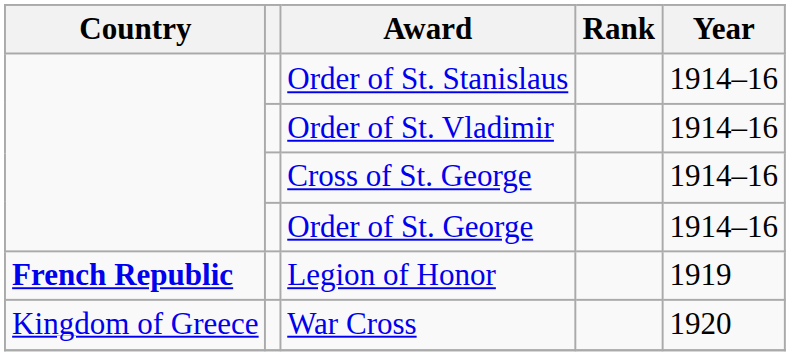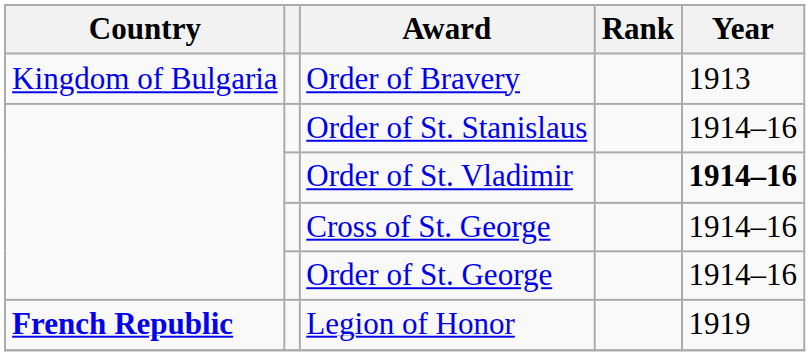+ row: (413, 78)
(724, 127) normal -> (743, 176) bold
- row: (352, 324)
